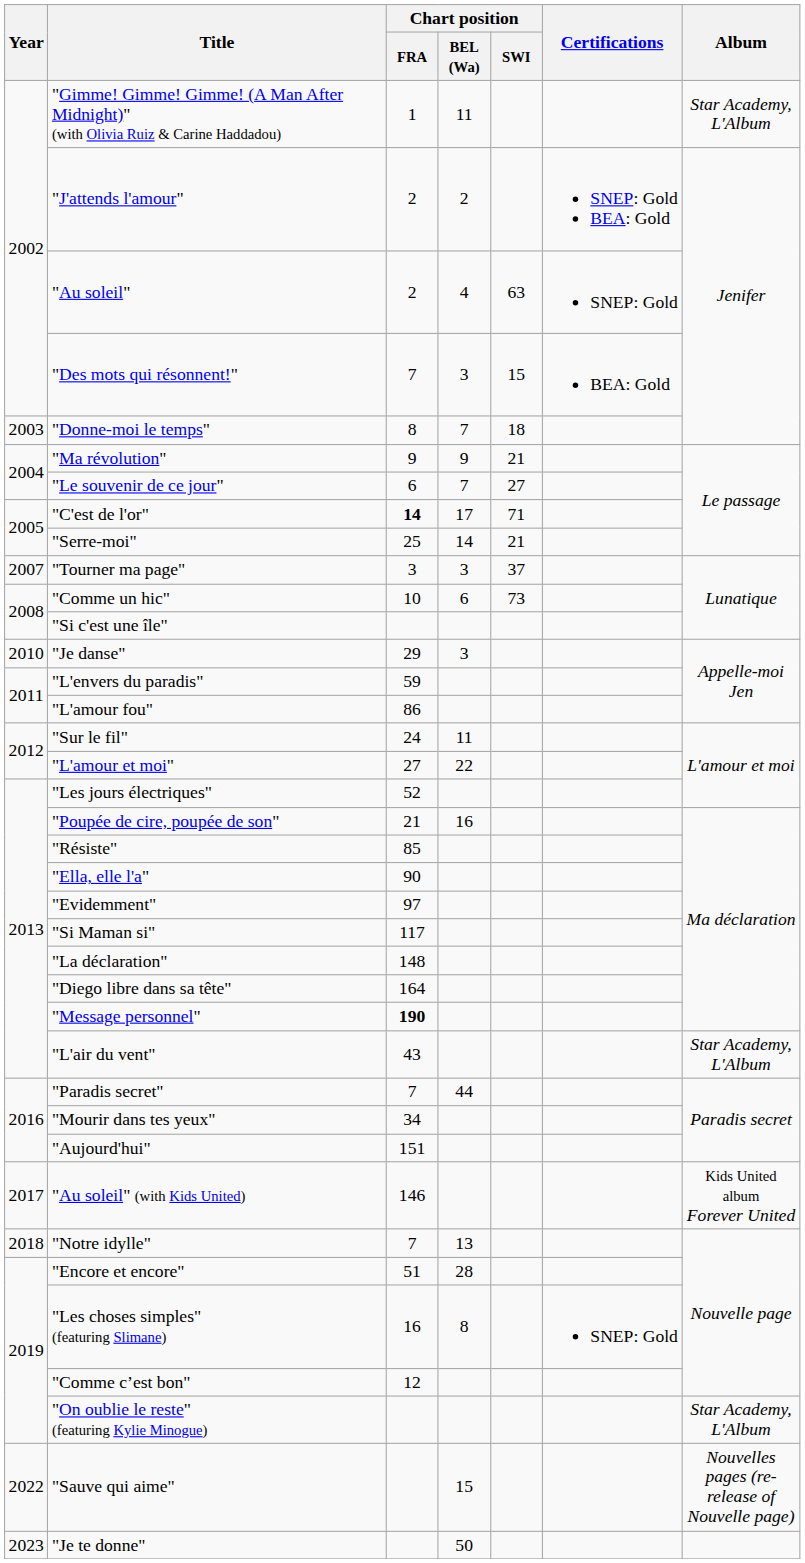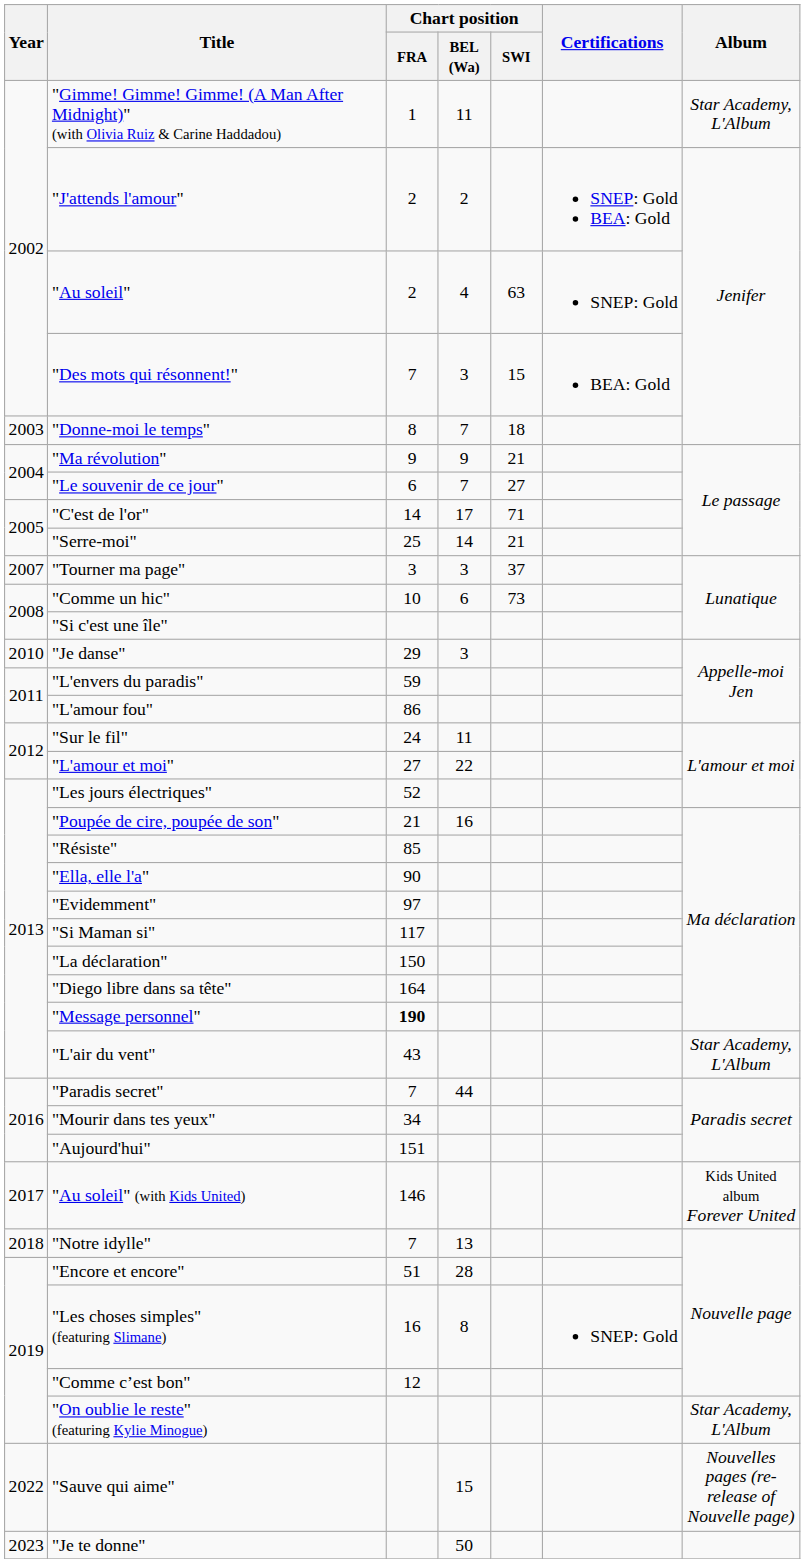(412, 513) bold -> (412, 513) normal
(412, 960) 148 -> (412, 960) 150
